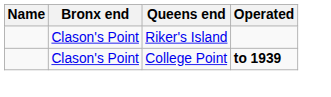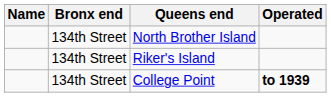+ row: (194, 37)
(95, 37) Clason's Point -> (89, 59) 134th Street
(95, 59) Clason's Point -> (89, 80) 134th Street
